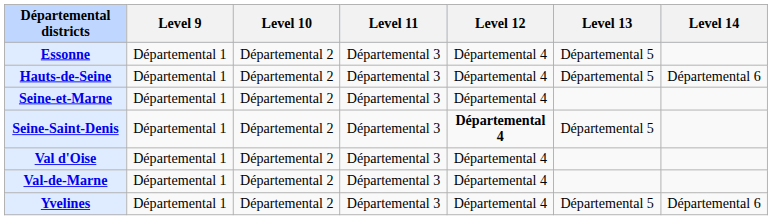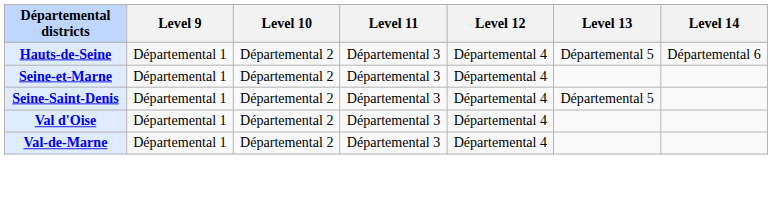- row: (65, 53)
(500, 128) bold -> (500, 98) normal
- row: (65, 203)
